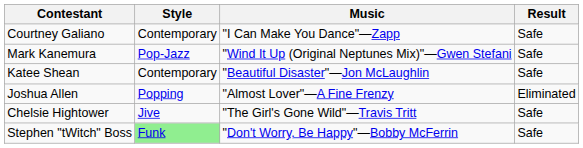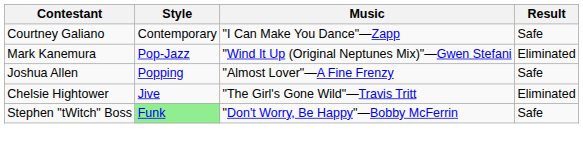(530, 53) Safe -> (547, 53) Eliminated
- row: (43, 73)
(547, 93) Eliminated -> (530, 73) Safe
(530, 113) Safe -> (547, 93) Eliminated
